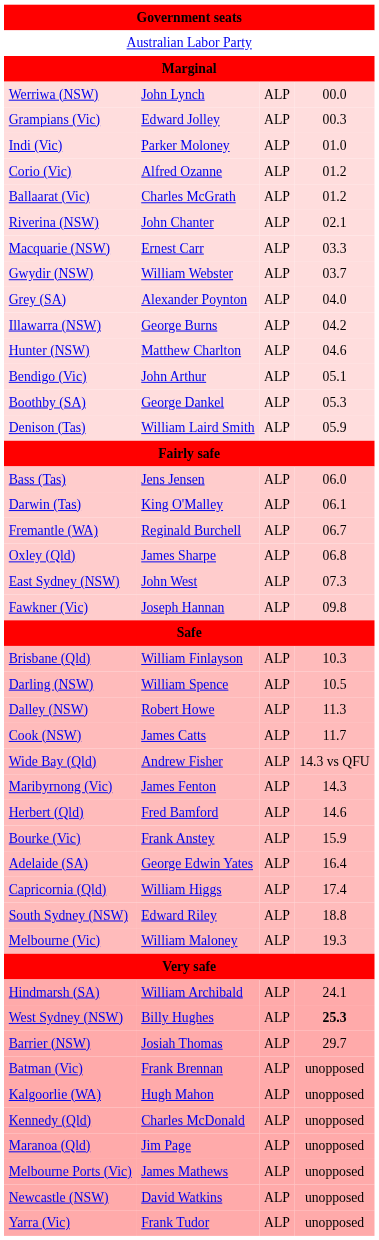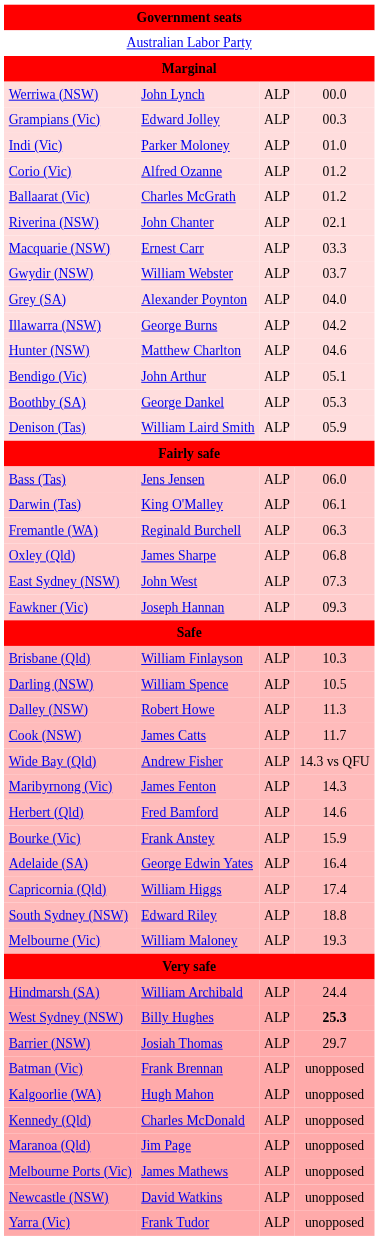(335, 530) 06.7 -> (335, 530) 06.3
(335, 607) 09.8 -> (335, 607) 09.3
(335, 992) 24.1 -> (335, 992) 24.4
